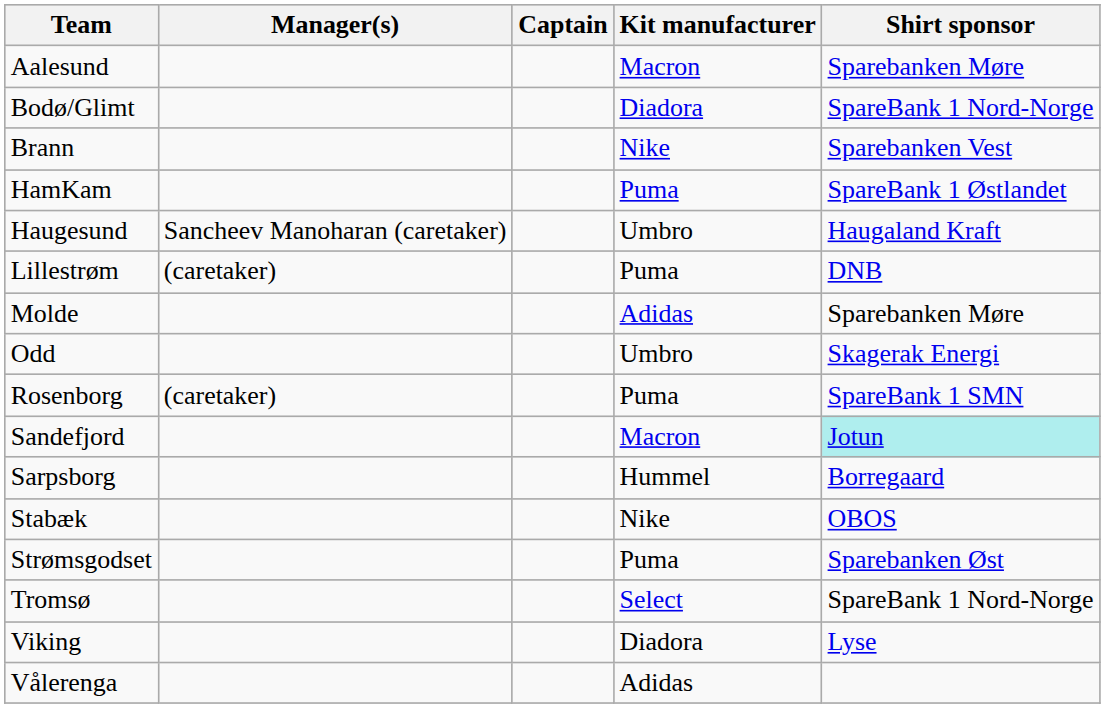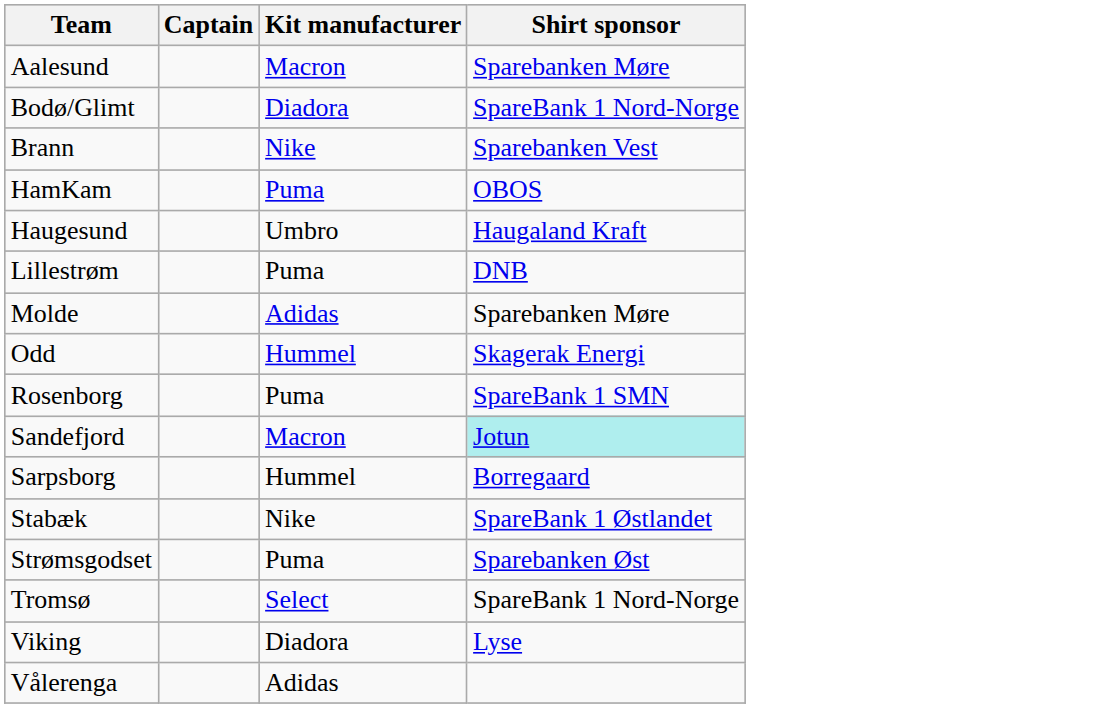- column: (335, 25)
(947, 189) SpareBank 1 Østlandet -> (508, 189) OBOS
(656, 353) Umbro -> (310, 353) Hummel
(862, 518) OBOS -> (593, 518) SpareBank 1 Østlandet
